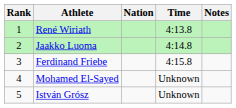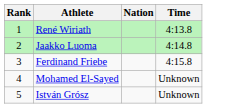- column: (217, 12)
